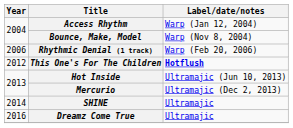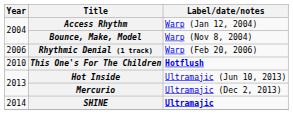(16, 63) 2012 -> (16, 63) 2010
(189, 103) normal -> (189, 103) bold
- row: (96, 116)
